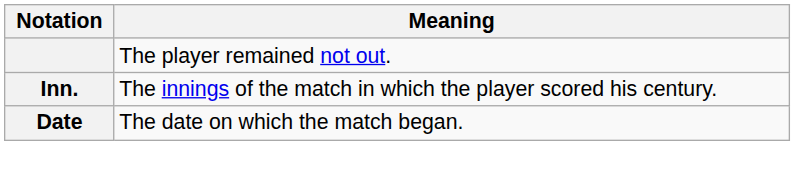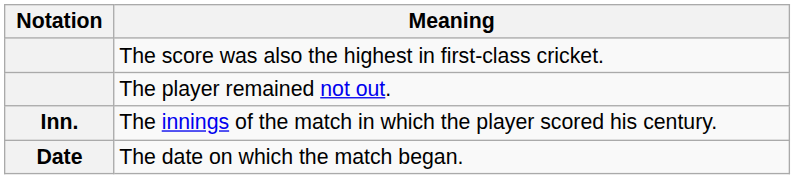+ row: (362, 55)
